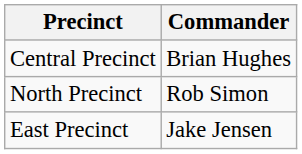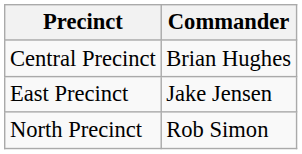rows swapped: (76, 93) <-> (69, 129)
